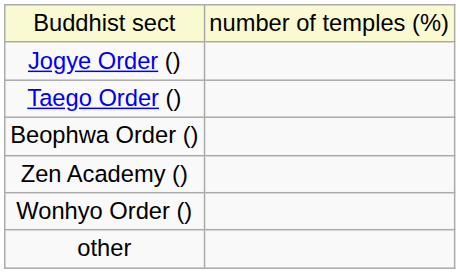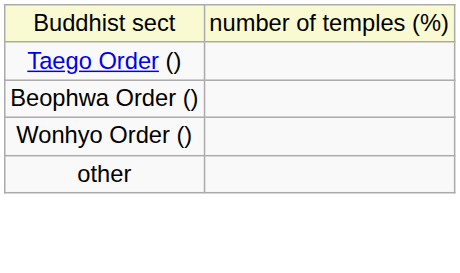- row: (104, 60)
- row: (104, 173)
